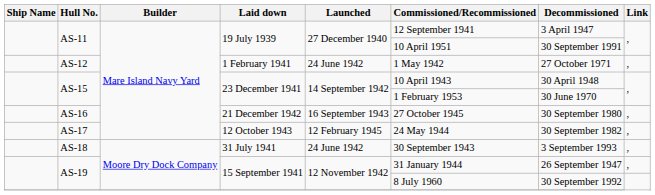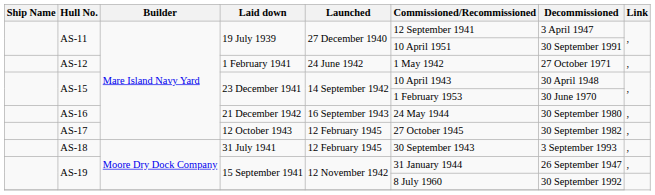(428, 113) 27 October 1945 -> (421, 113) 24 May 1944
(421, 130) 24 May 1944 -> (428, 130) 27 October 1945
(336, 147) 24 June 1942 -> (345, 147) 12 February 1945
